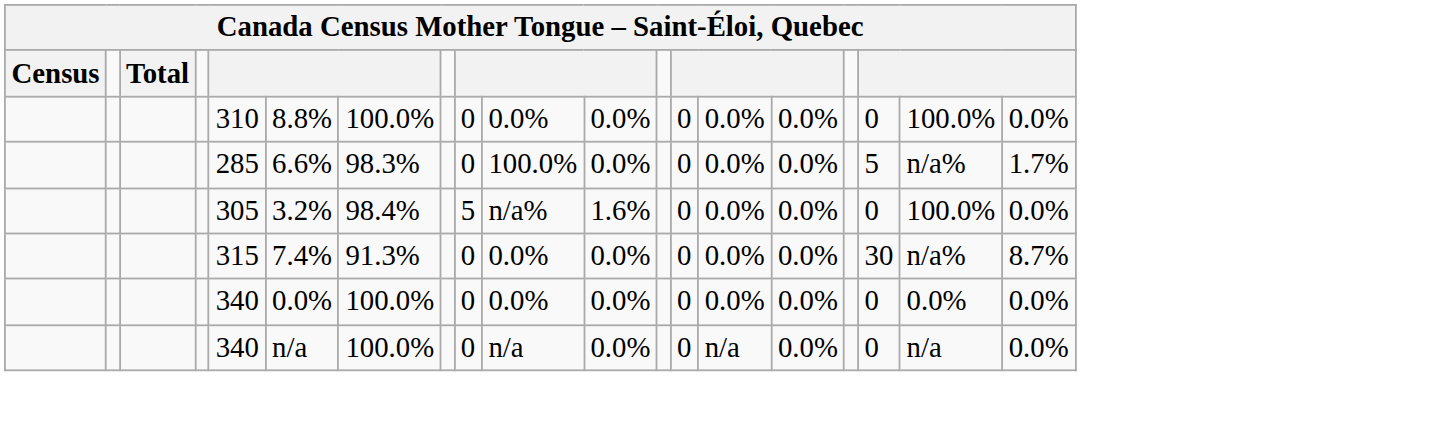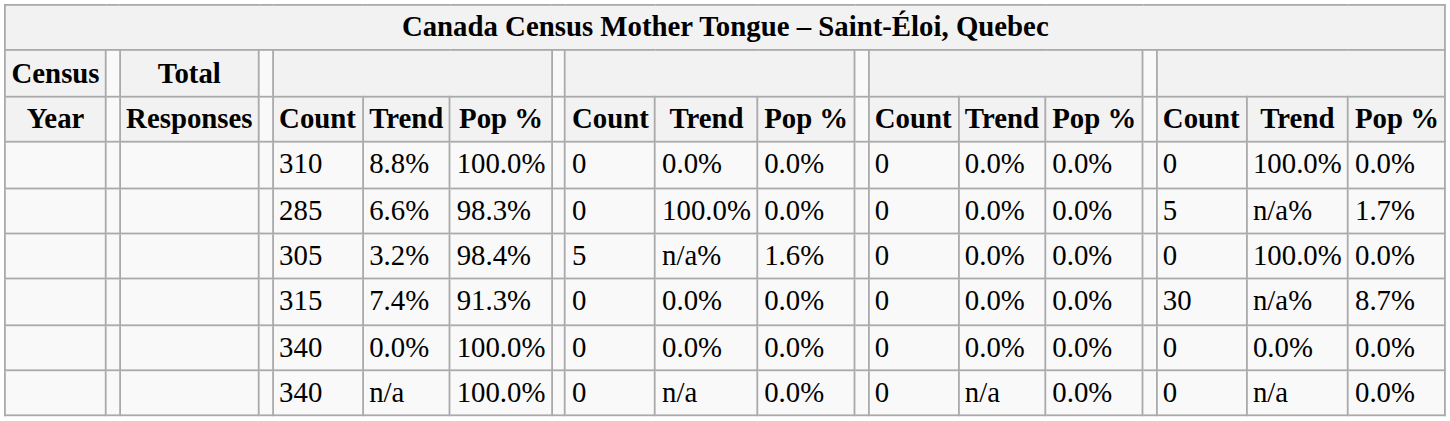+ row: (56, 118)
